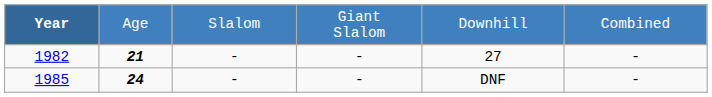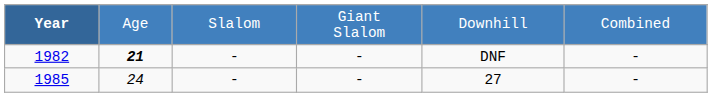(493, 56) 27 -> (493, 56) DNF
(135, 80) bold -> (135, 80) normal
(493, 80) DNF -> (493, 80) 27
